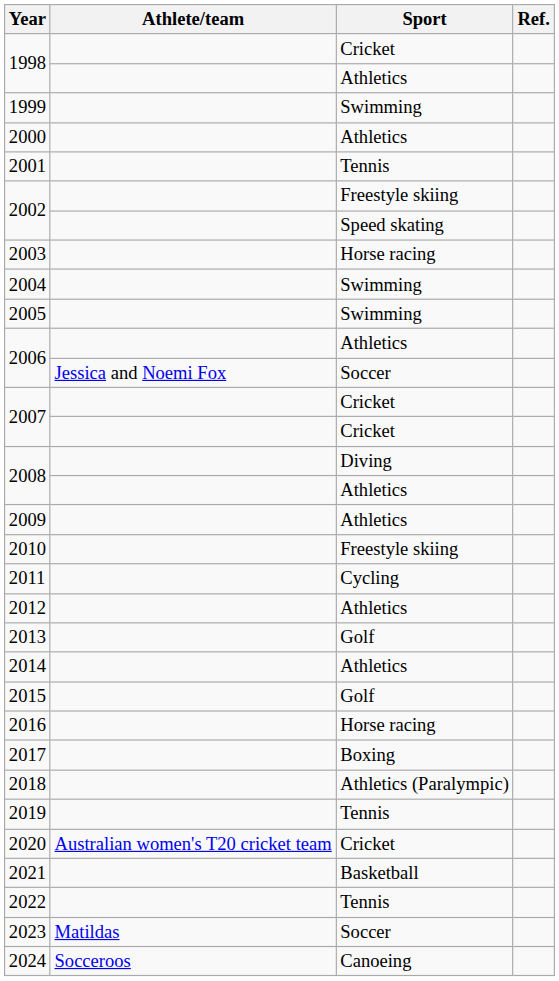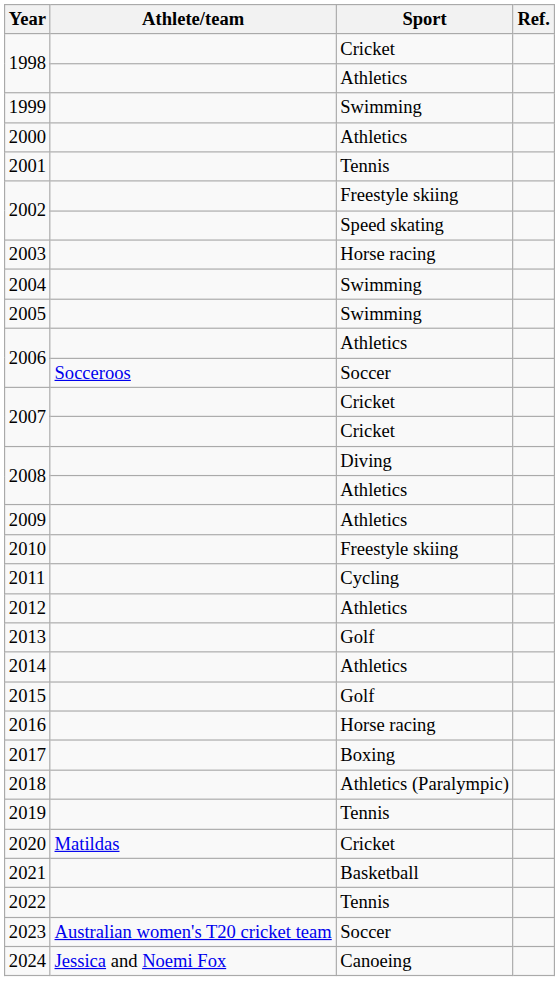(140, 372) Jessica and Noemi Fox -> (93, 372) Socceroos
(193, 843) Australian women's T20 cricket team -> (87, 843) Matildas
(87, 931) Matildas -> (193, 931) Australian women's T20 cricket team
(93, 961) Socceroos -> (140, 961) Jessica and Noemi Fox
